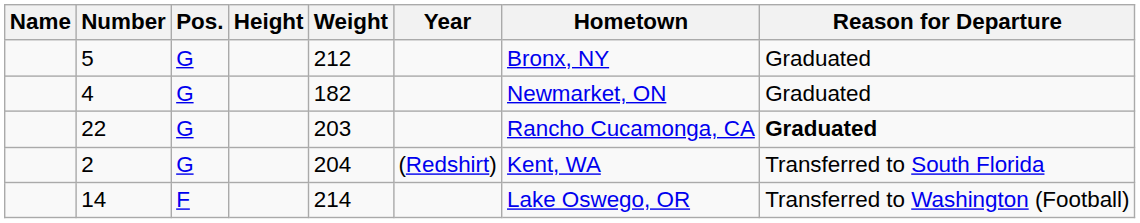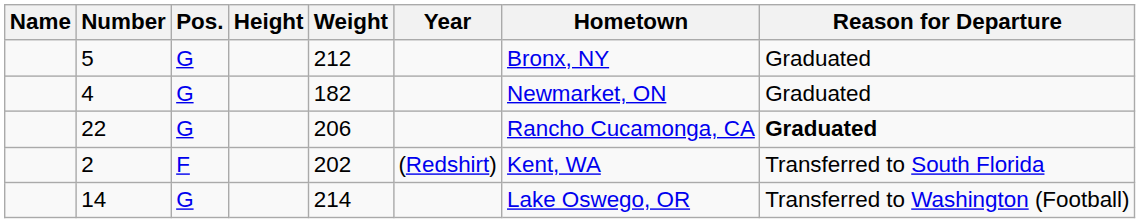(333, 128) 203 -> (333, 128) 206
(185, 164) G -> (183, 164) F
(333, 164) 204 -> (333, 164) 202
(183, 199) F -> (185, 199) G
